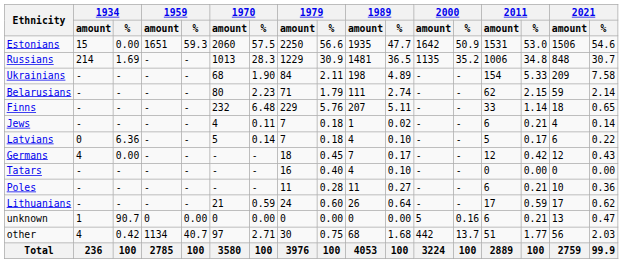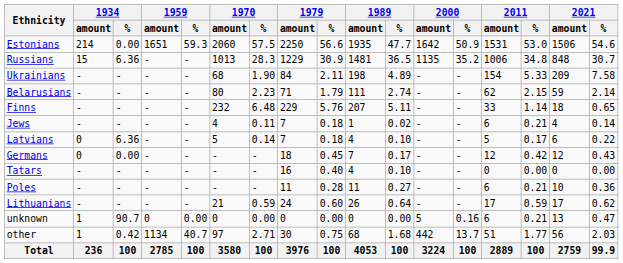(82, 44) 15 -> (85, 44) 214
(85, 60) 214 -> (82, 60) 15
(128, 60) 1.69 -> (128, 60) 6.36
(79, 155) 4 -> (79, 155) 0
(79, 235) 4 -> (79, 235) 1
